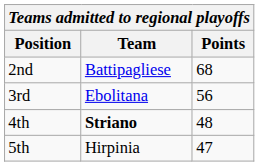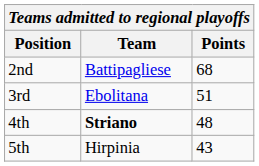(205, 95) 56 -> (205, 95) 51
(205, 148) 47 -> (205, 148) 43
